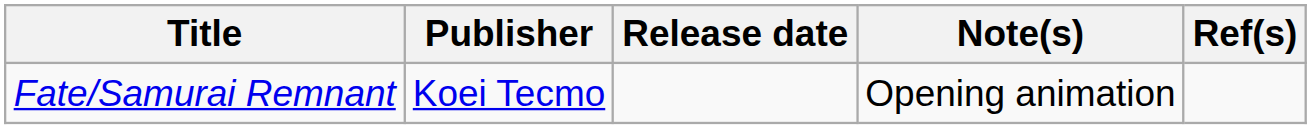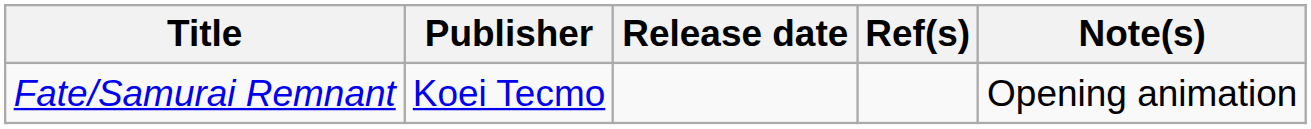columns swapped: (1020, 33) <-> (1245, 33)
